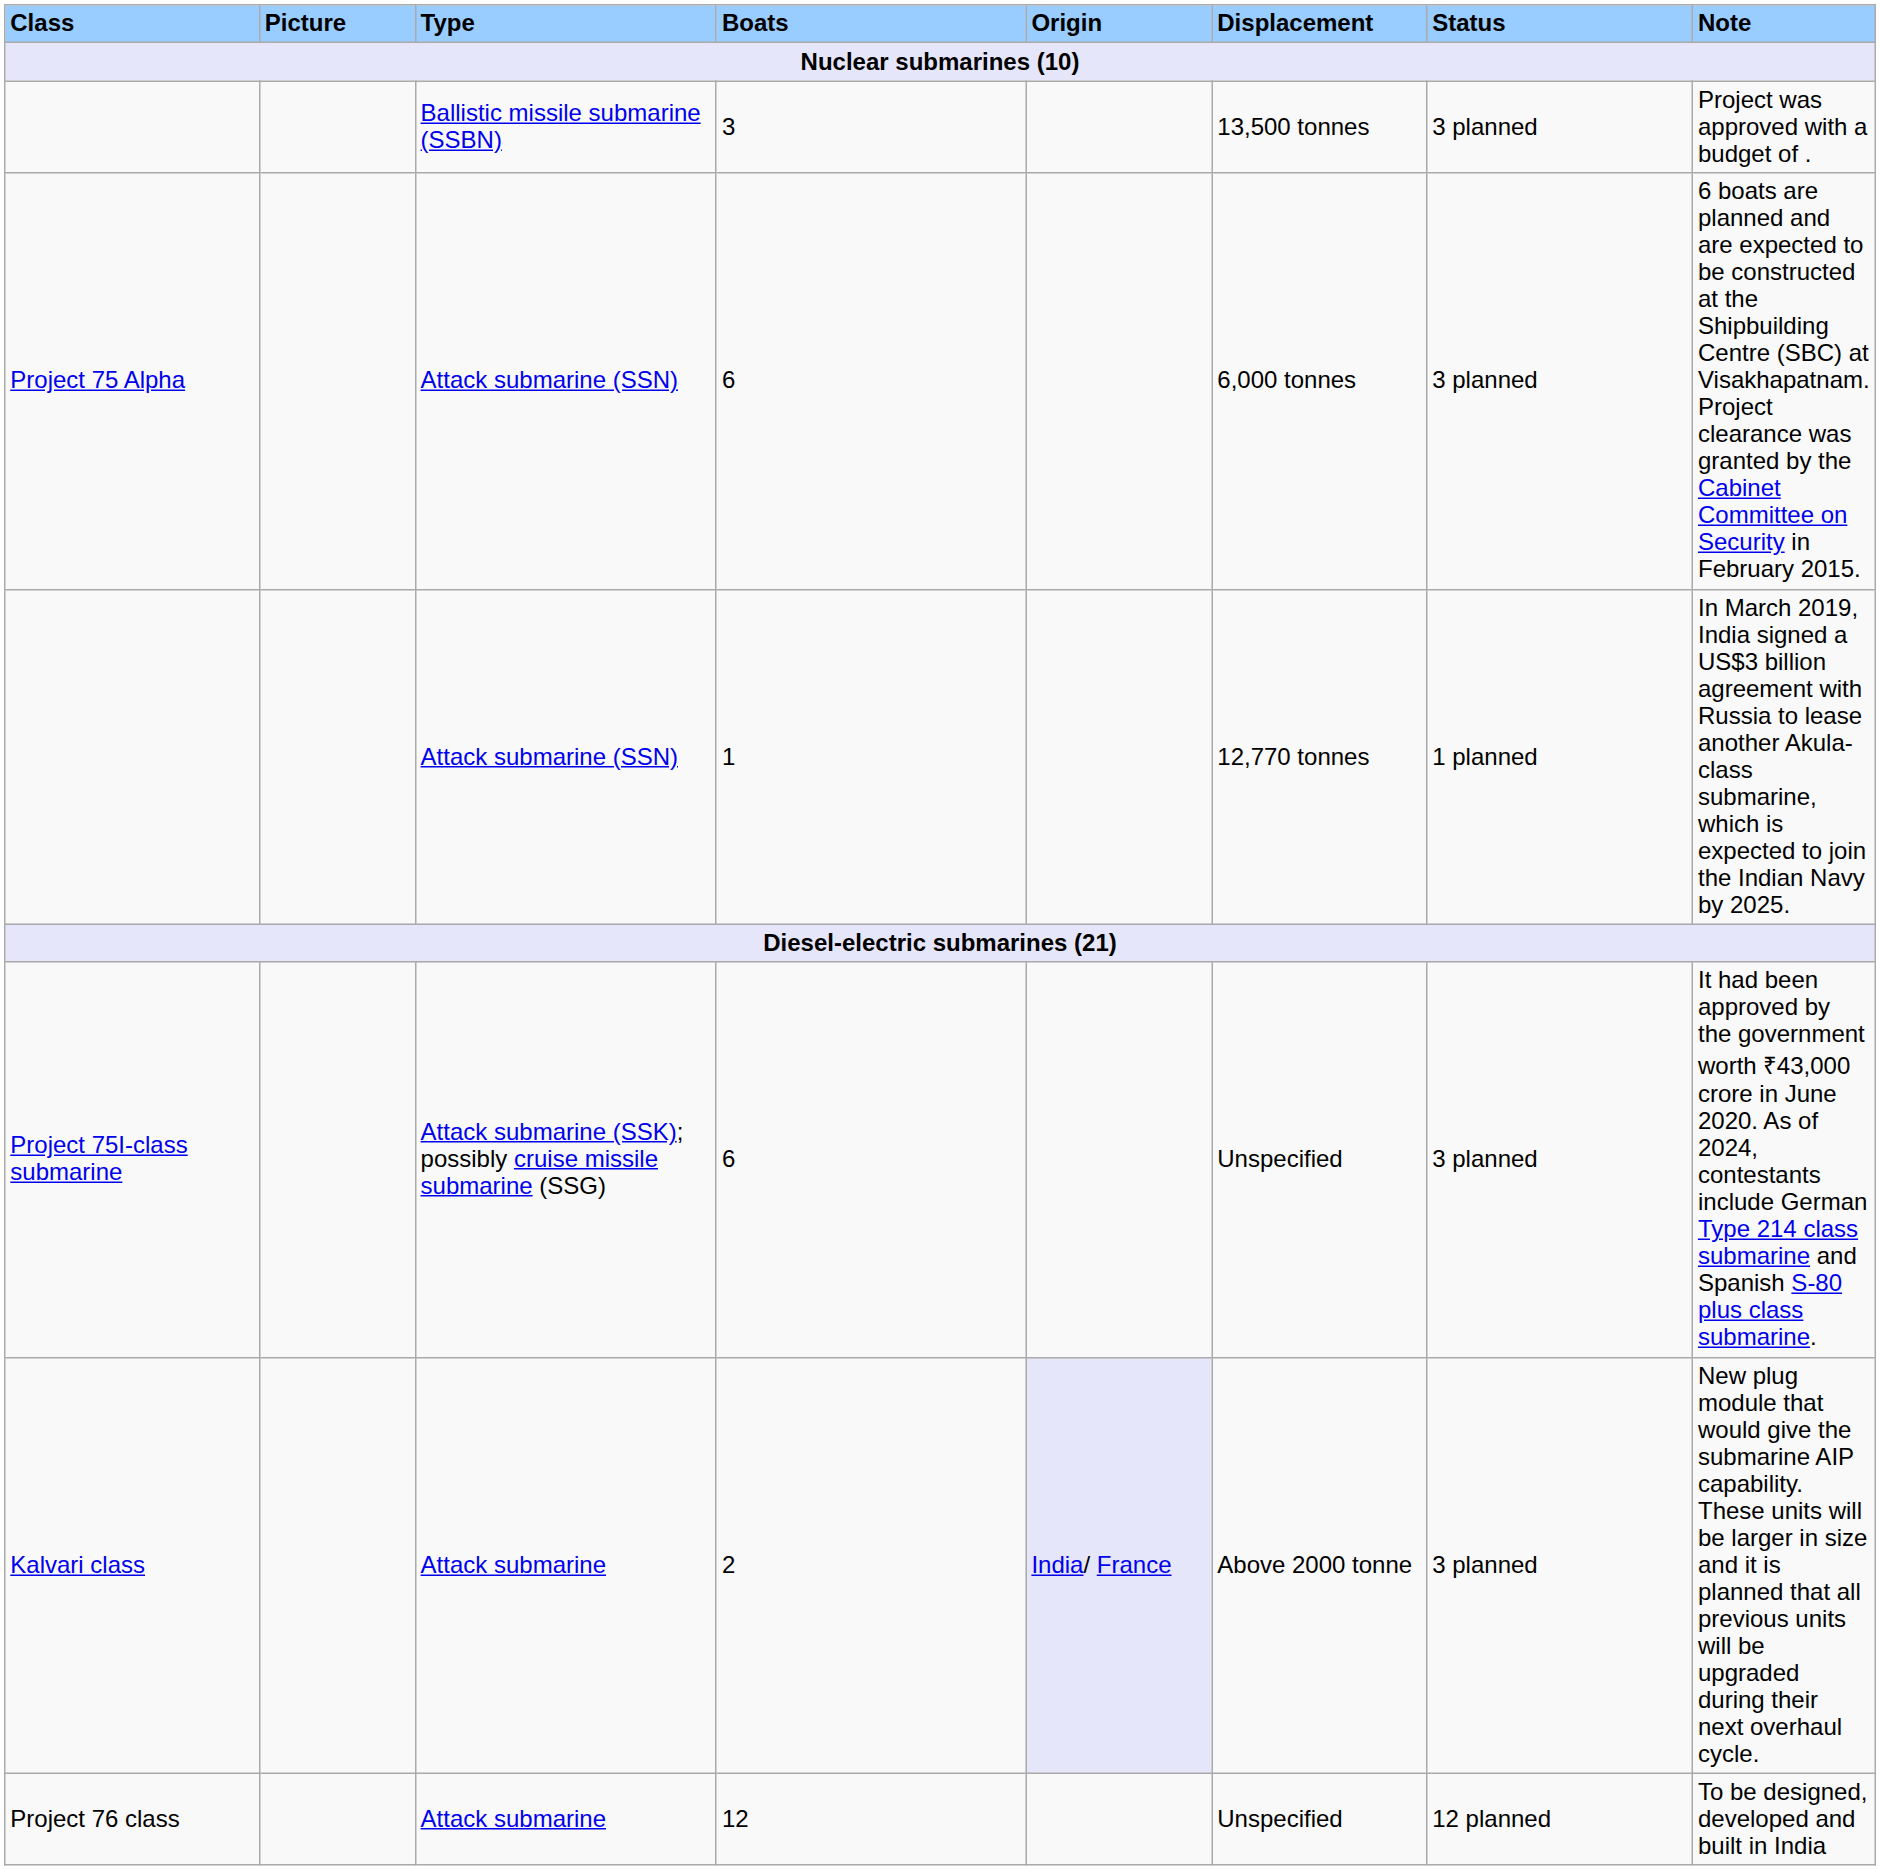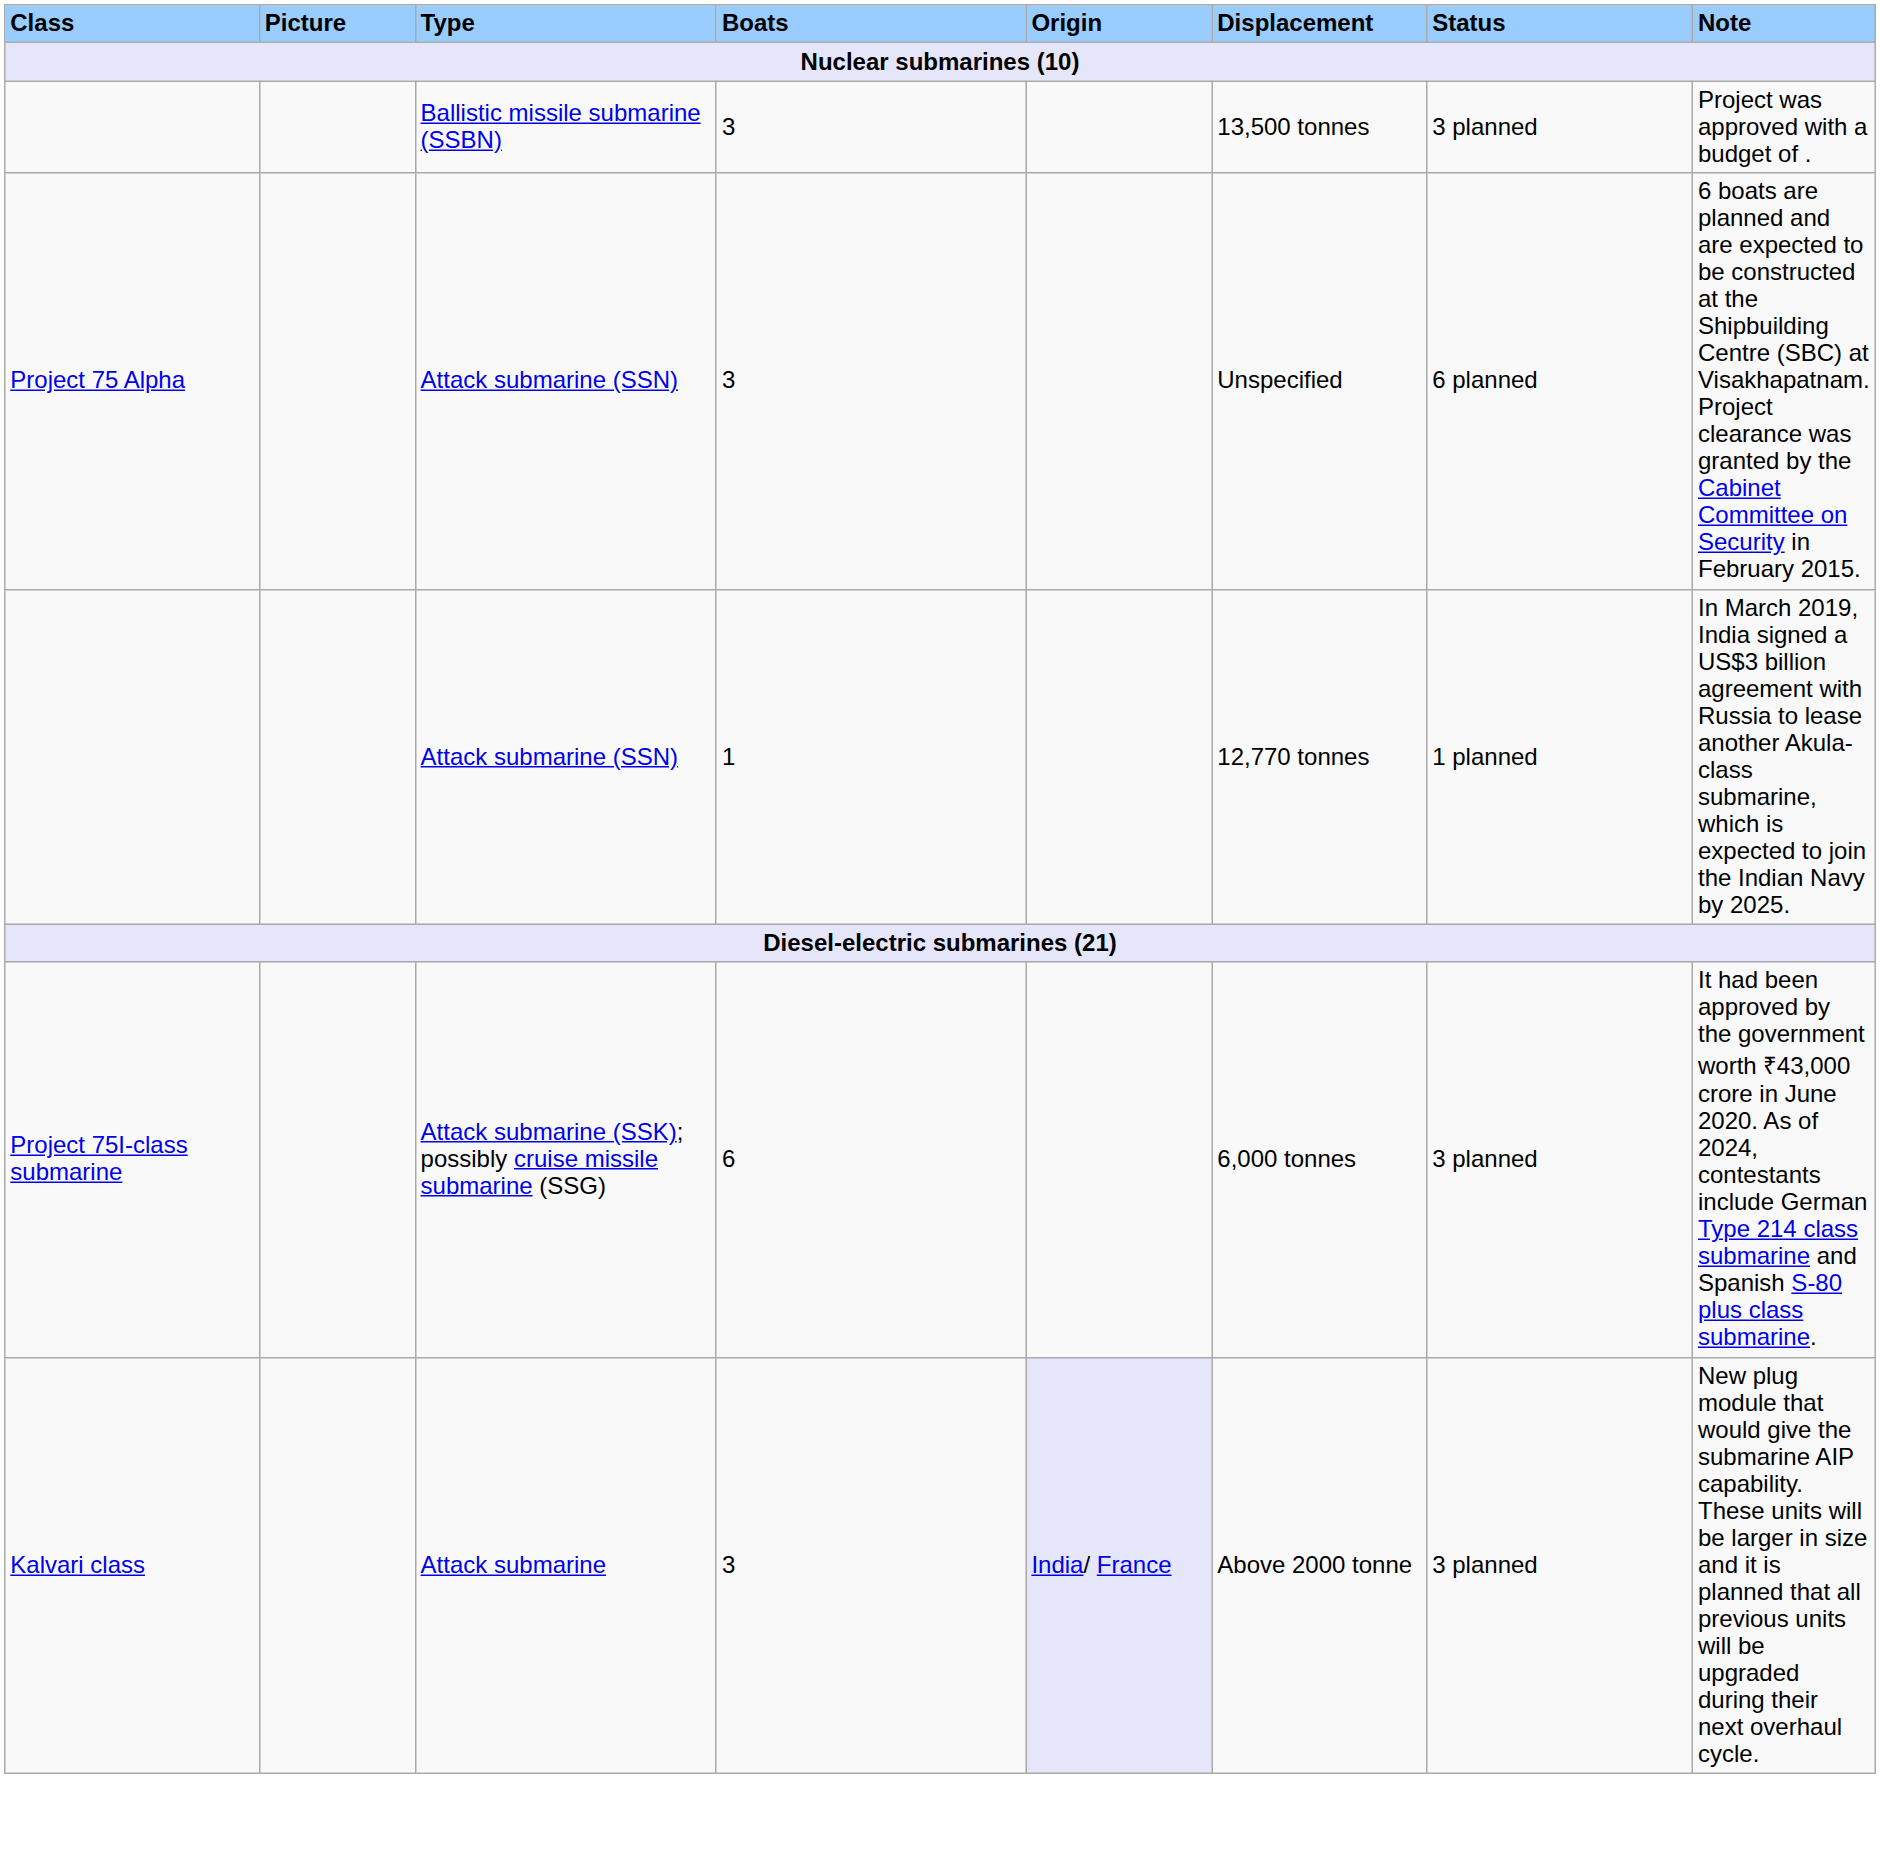(729, 380) 6 -> (729, 380) 3
(1287, 380) 6,000 tonnes -> (1280, 380) Unspecified
(1485, 380) 3 planned -> (1485, 380) 6 planned
(1280, 1159) Unspecified -> (1287, 1159) 6,000 tonnes
(729, 1564) 2 -> (729, 1564) 3
- row: (95, 1819)
